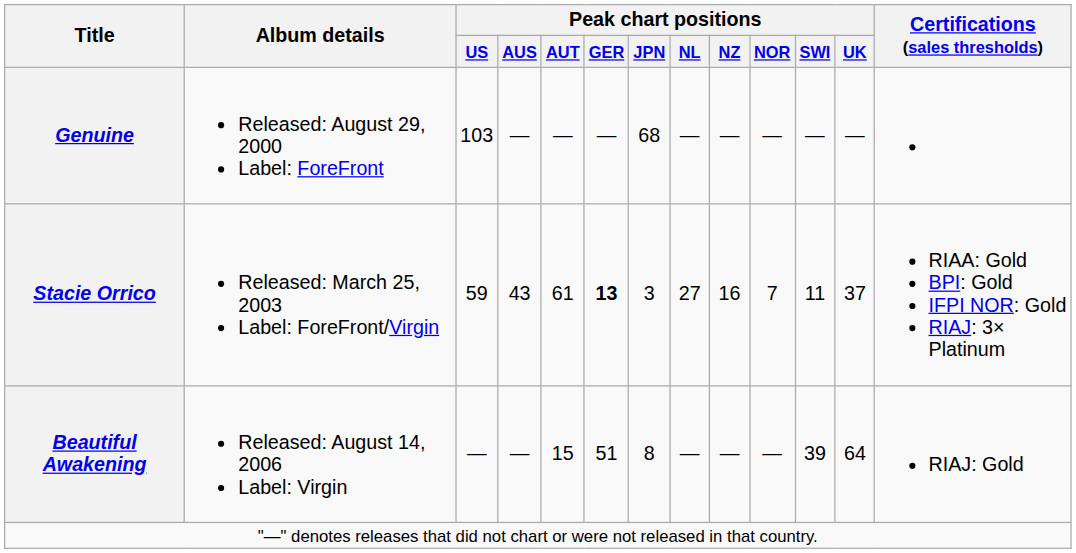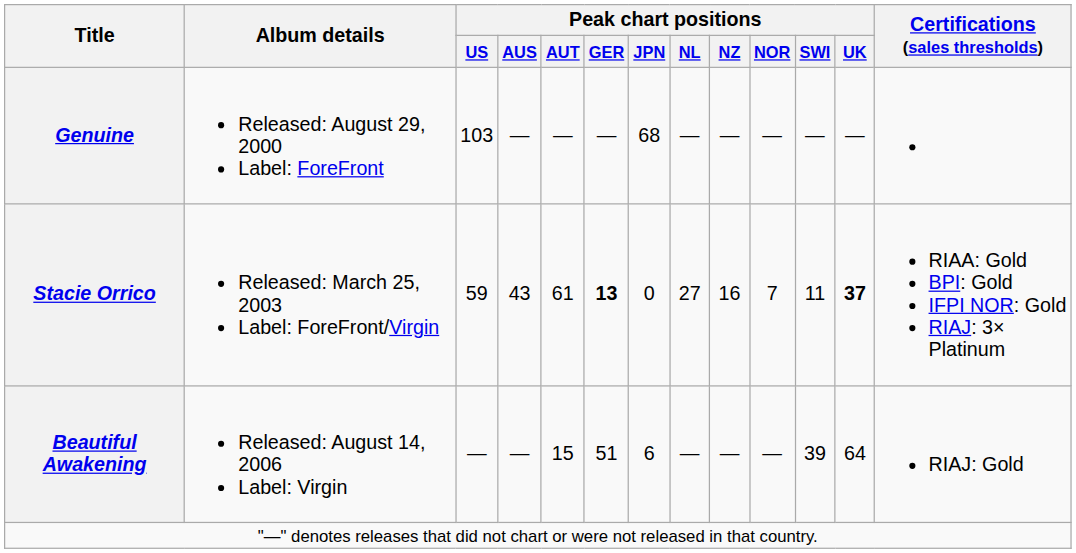(649, 294) 3 -> (649, 294) 0
(855, 294) normal -> (855, 294) bold
(649, 453) 8 -> (649, 453) 6
